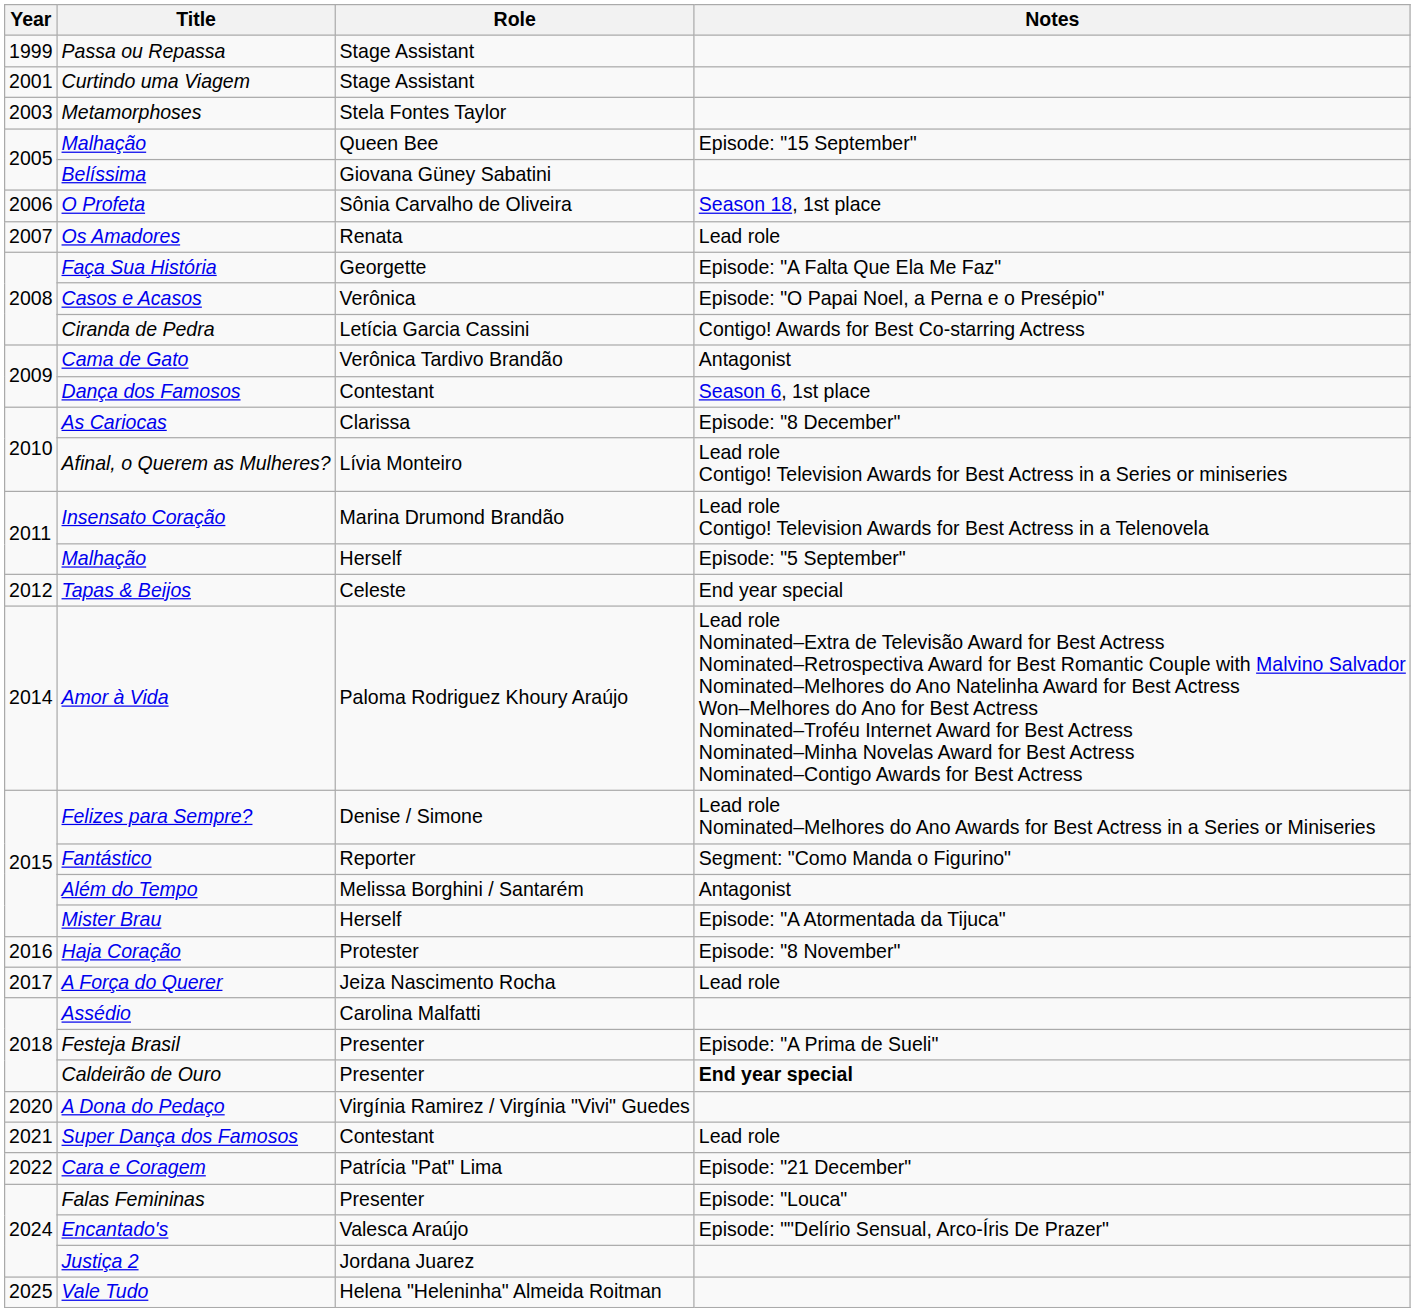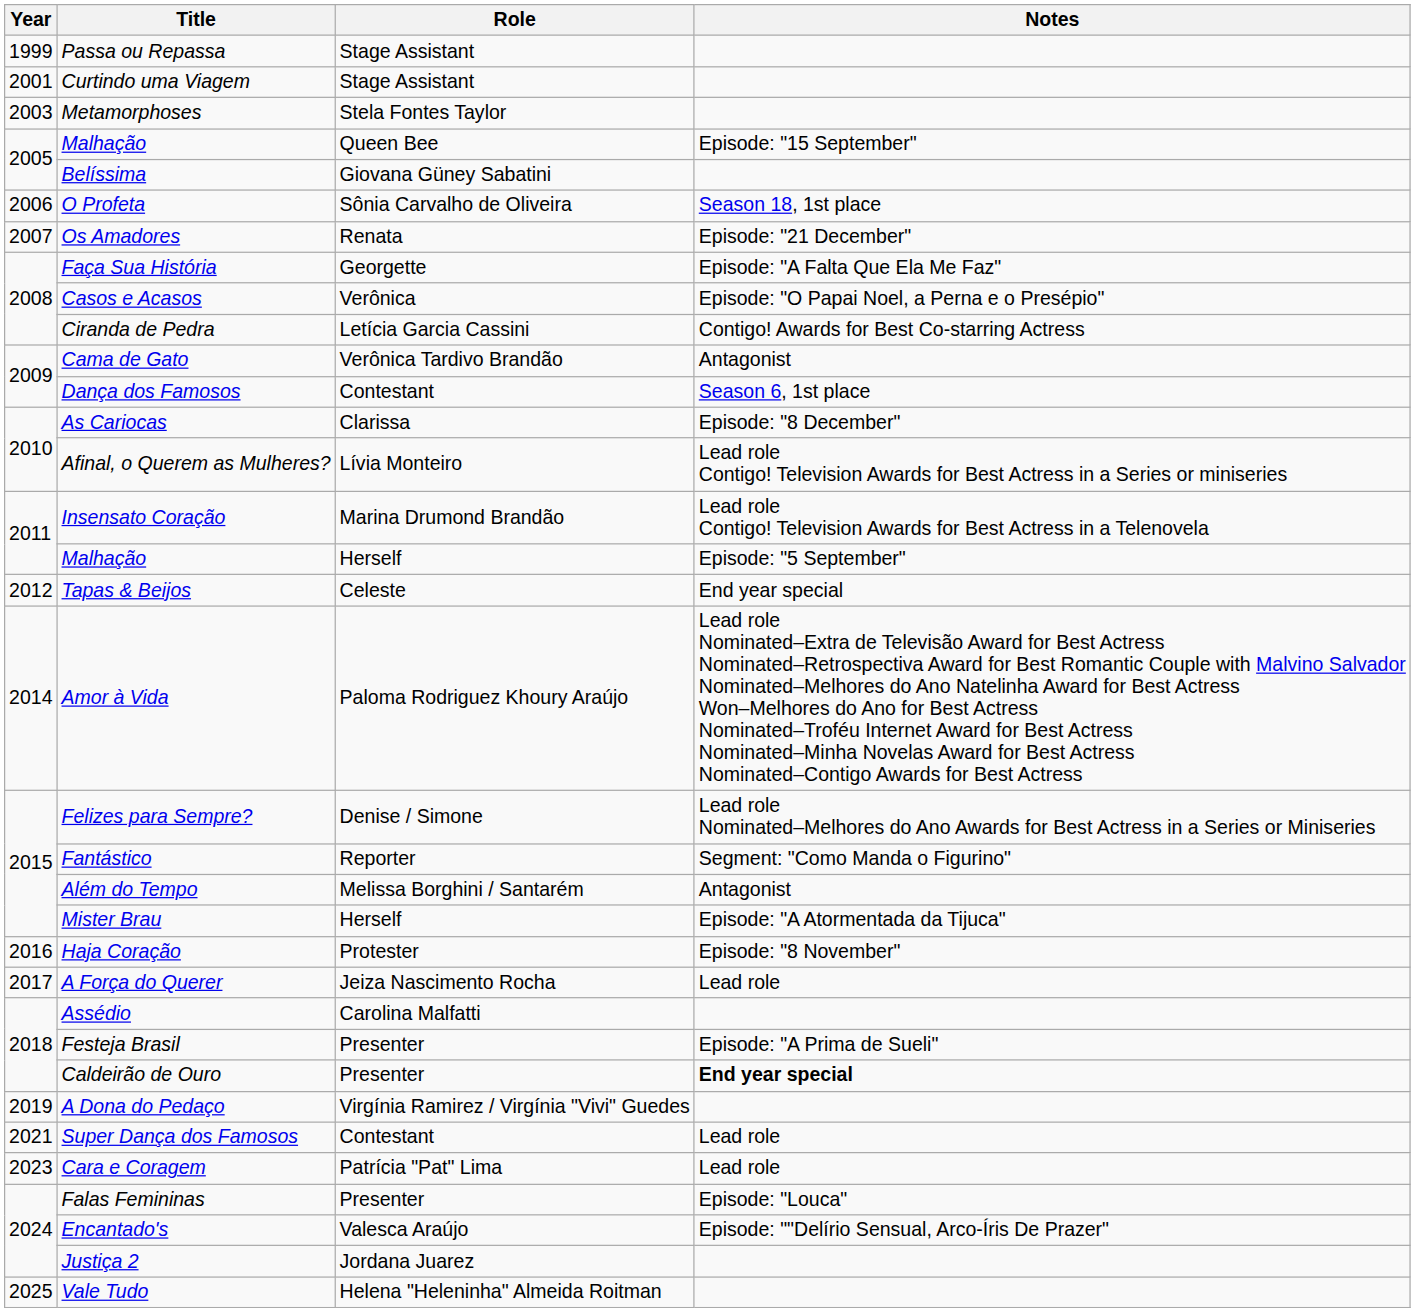(739, 236) Lead role -> (805, 236) Episode: "21 December"
(31, 1106) 2020 -> (31, 1106) 2019
(31, 1168) 2022 -> (31, 1168) 2023
(805, 1168) Episode: "21 December" -> (739, 1168) Lead role
